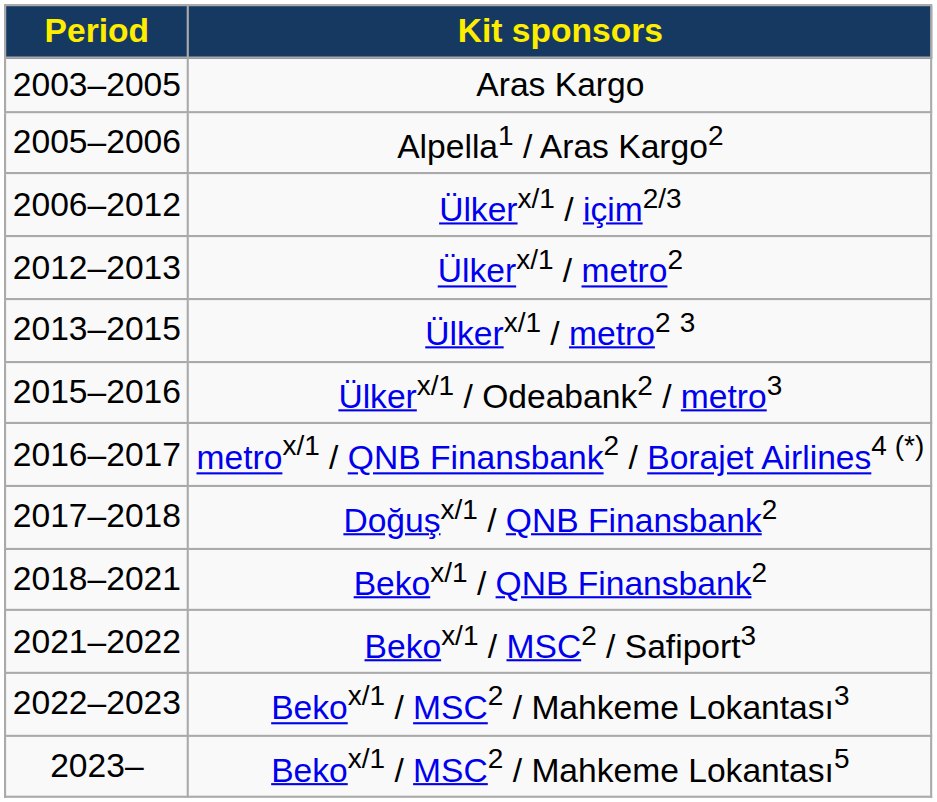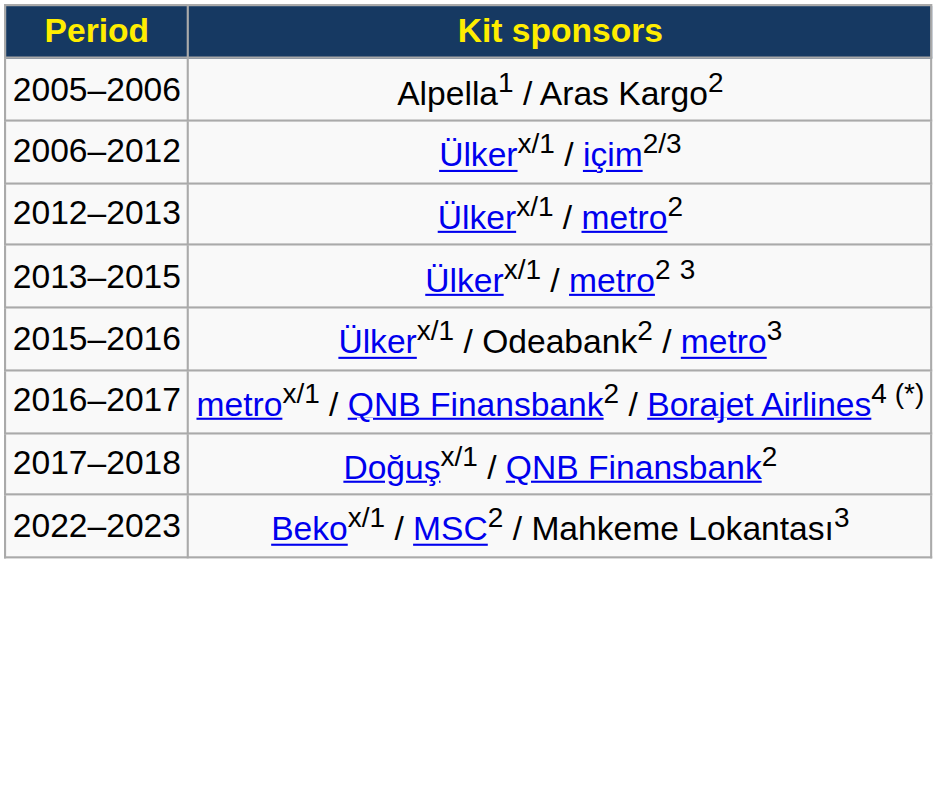- row: (560, 84)
- row: (560, 578)
- row: (560, 641)
- row: (560, 766)
